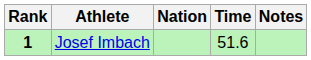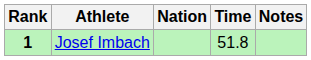(233, 42) 51.6 -> (233, 42) 51.8
